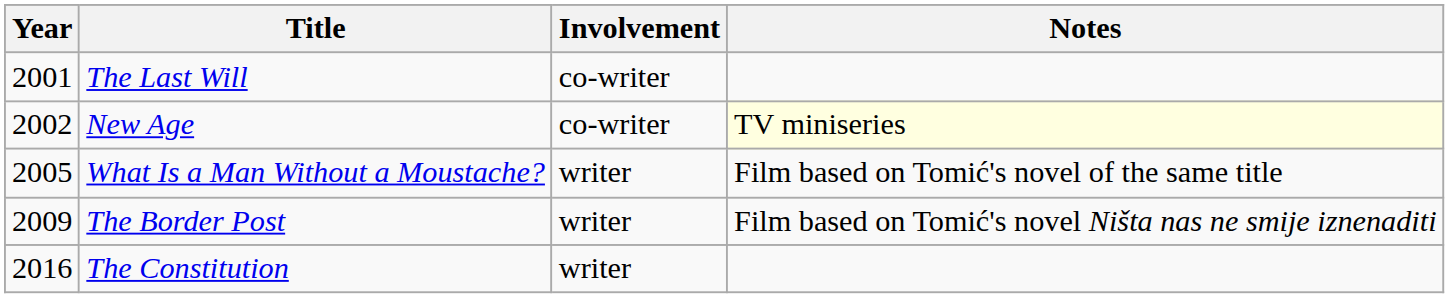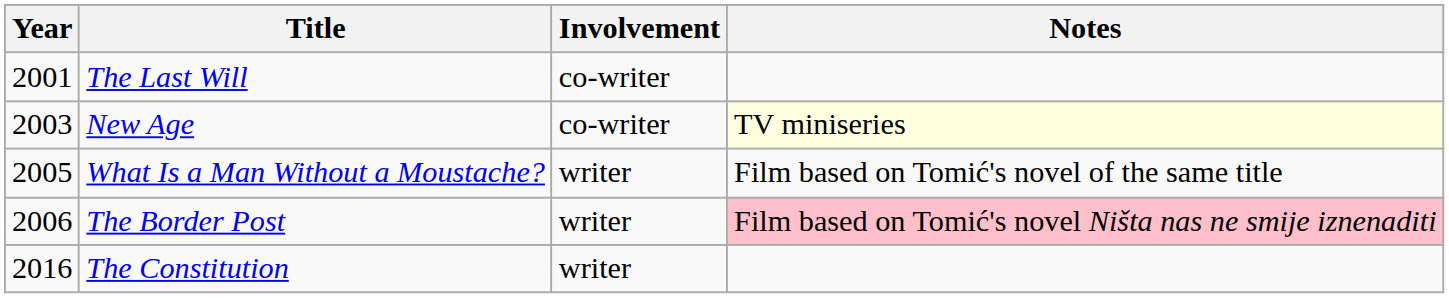(42, 124) 2002 -> (42, 124) 2003
(42, 220) 2009 -> (42, 220) 2006
(1085, 220) no background -> (1085, 220) pink background
